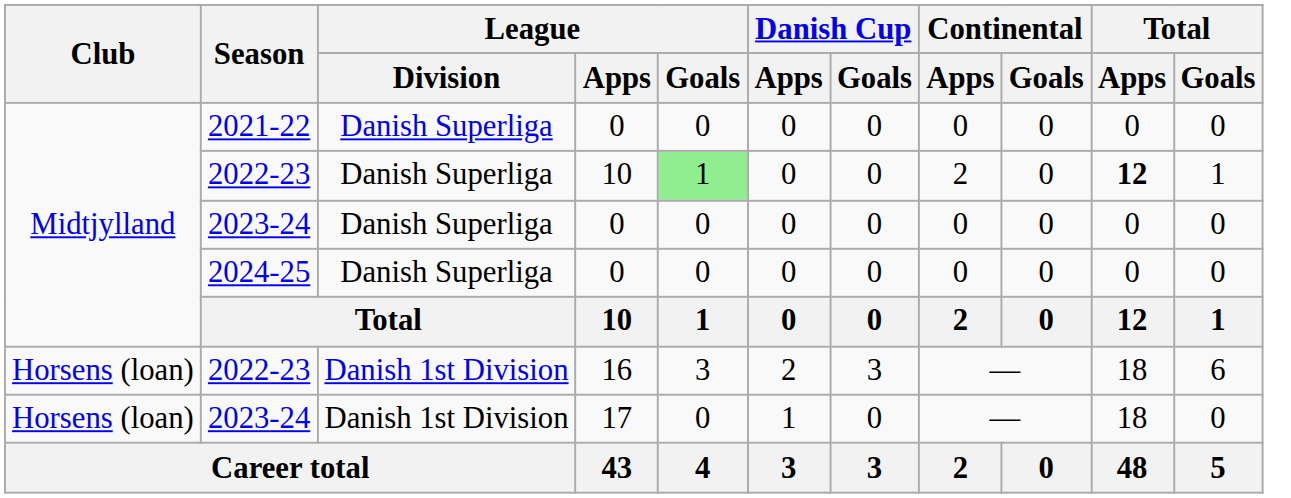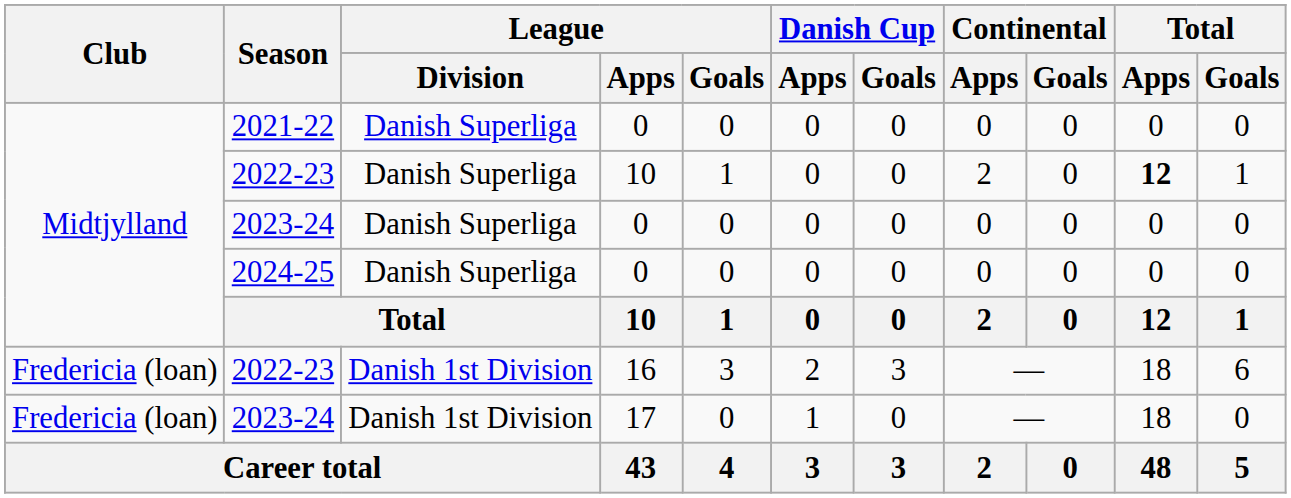(703, 175) lightgreen background -> (727, 175) no background
(103, 369) Horsens (loan) -> (115, 369) Fredericia (loan)
(103, 418) Horsens (loan) -> (115, 418) Fredericia (loan)
